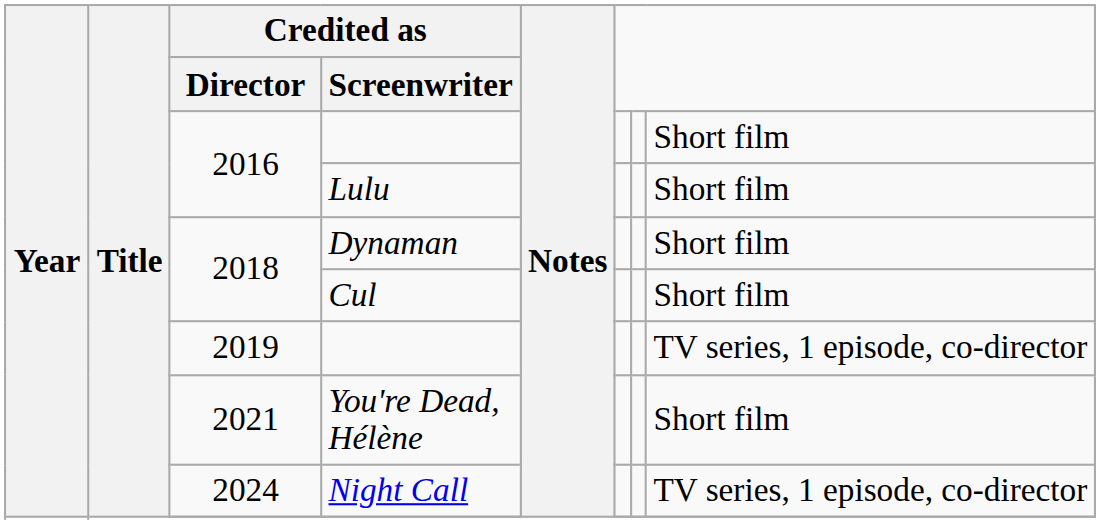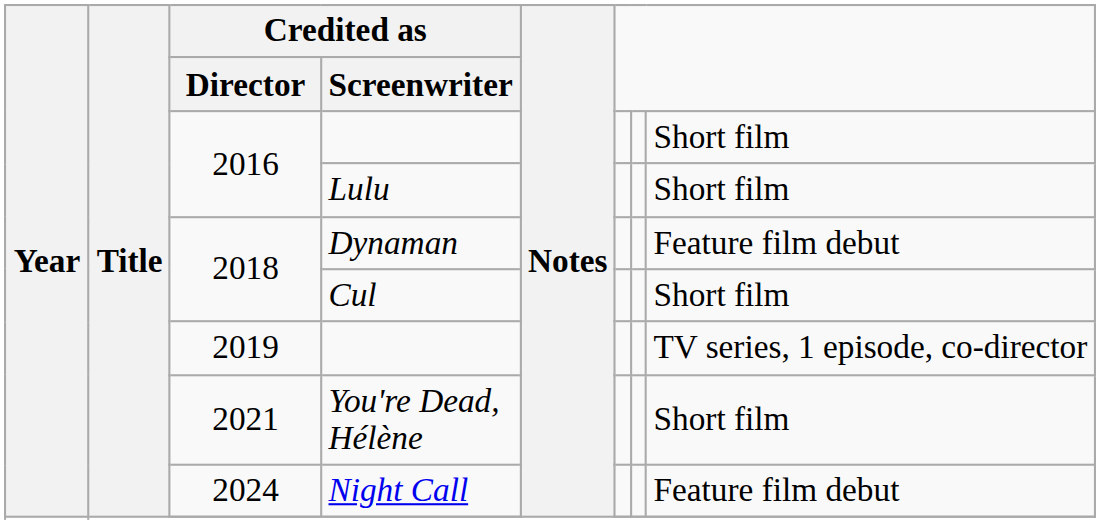(722, 242) Short film -> (776, 242) Feature film debut
(870, 490) TV series, 1 episode, co-director -> (776, 490) Feature film debut
